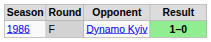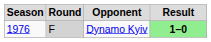(18, 29) 1986 -> (18, 29) 1976
